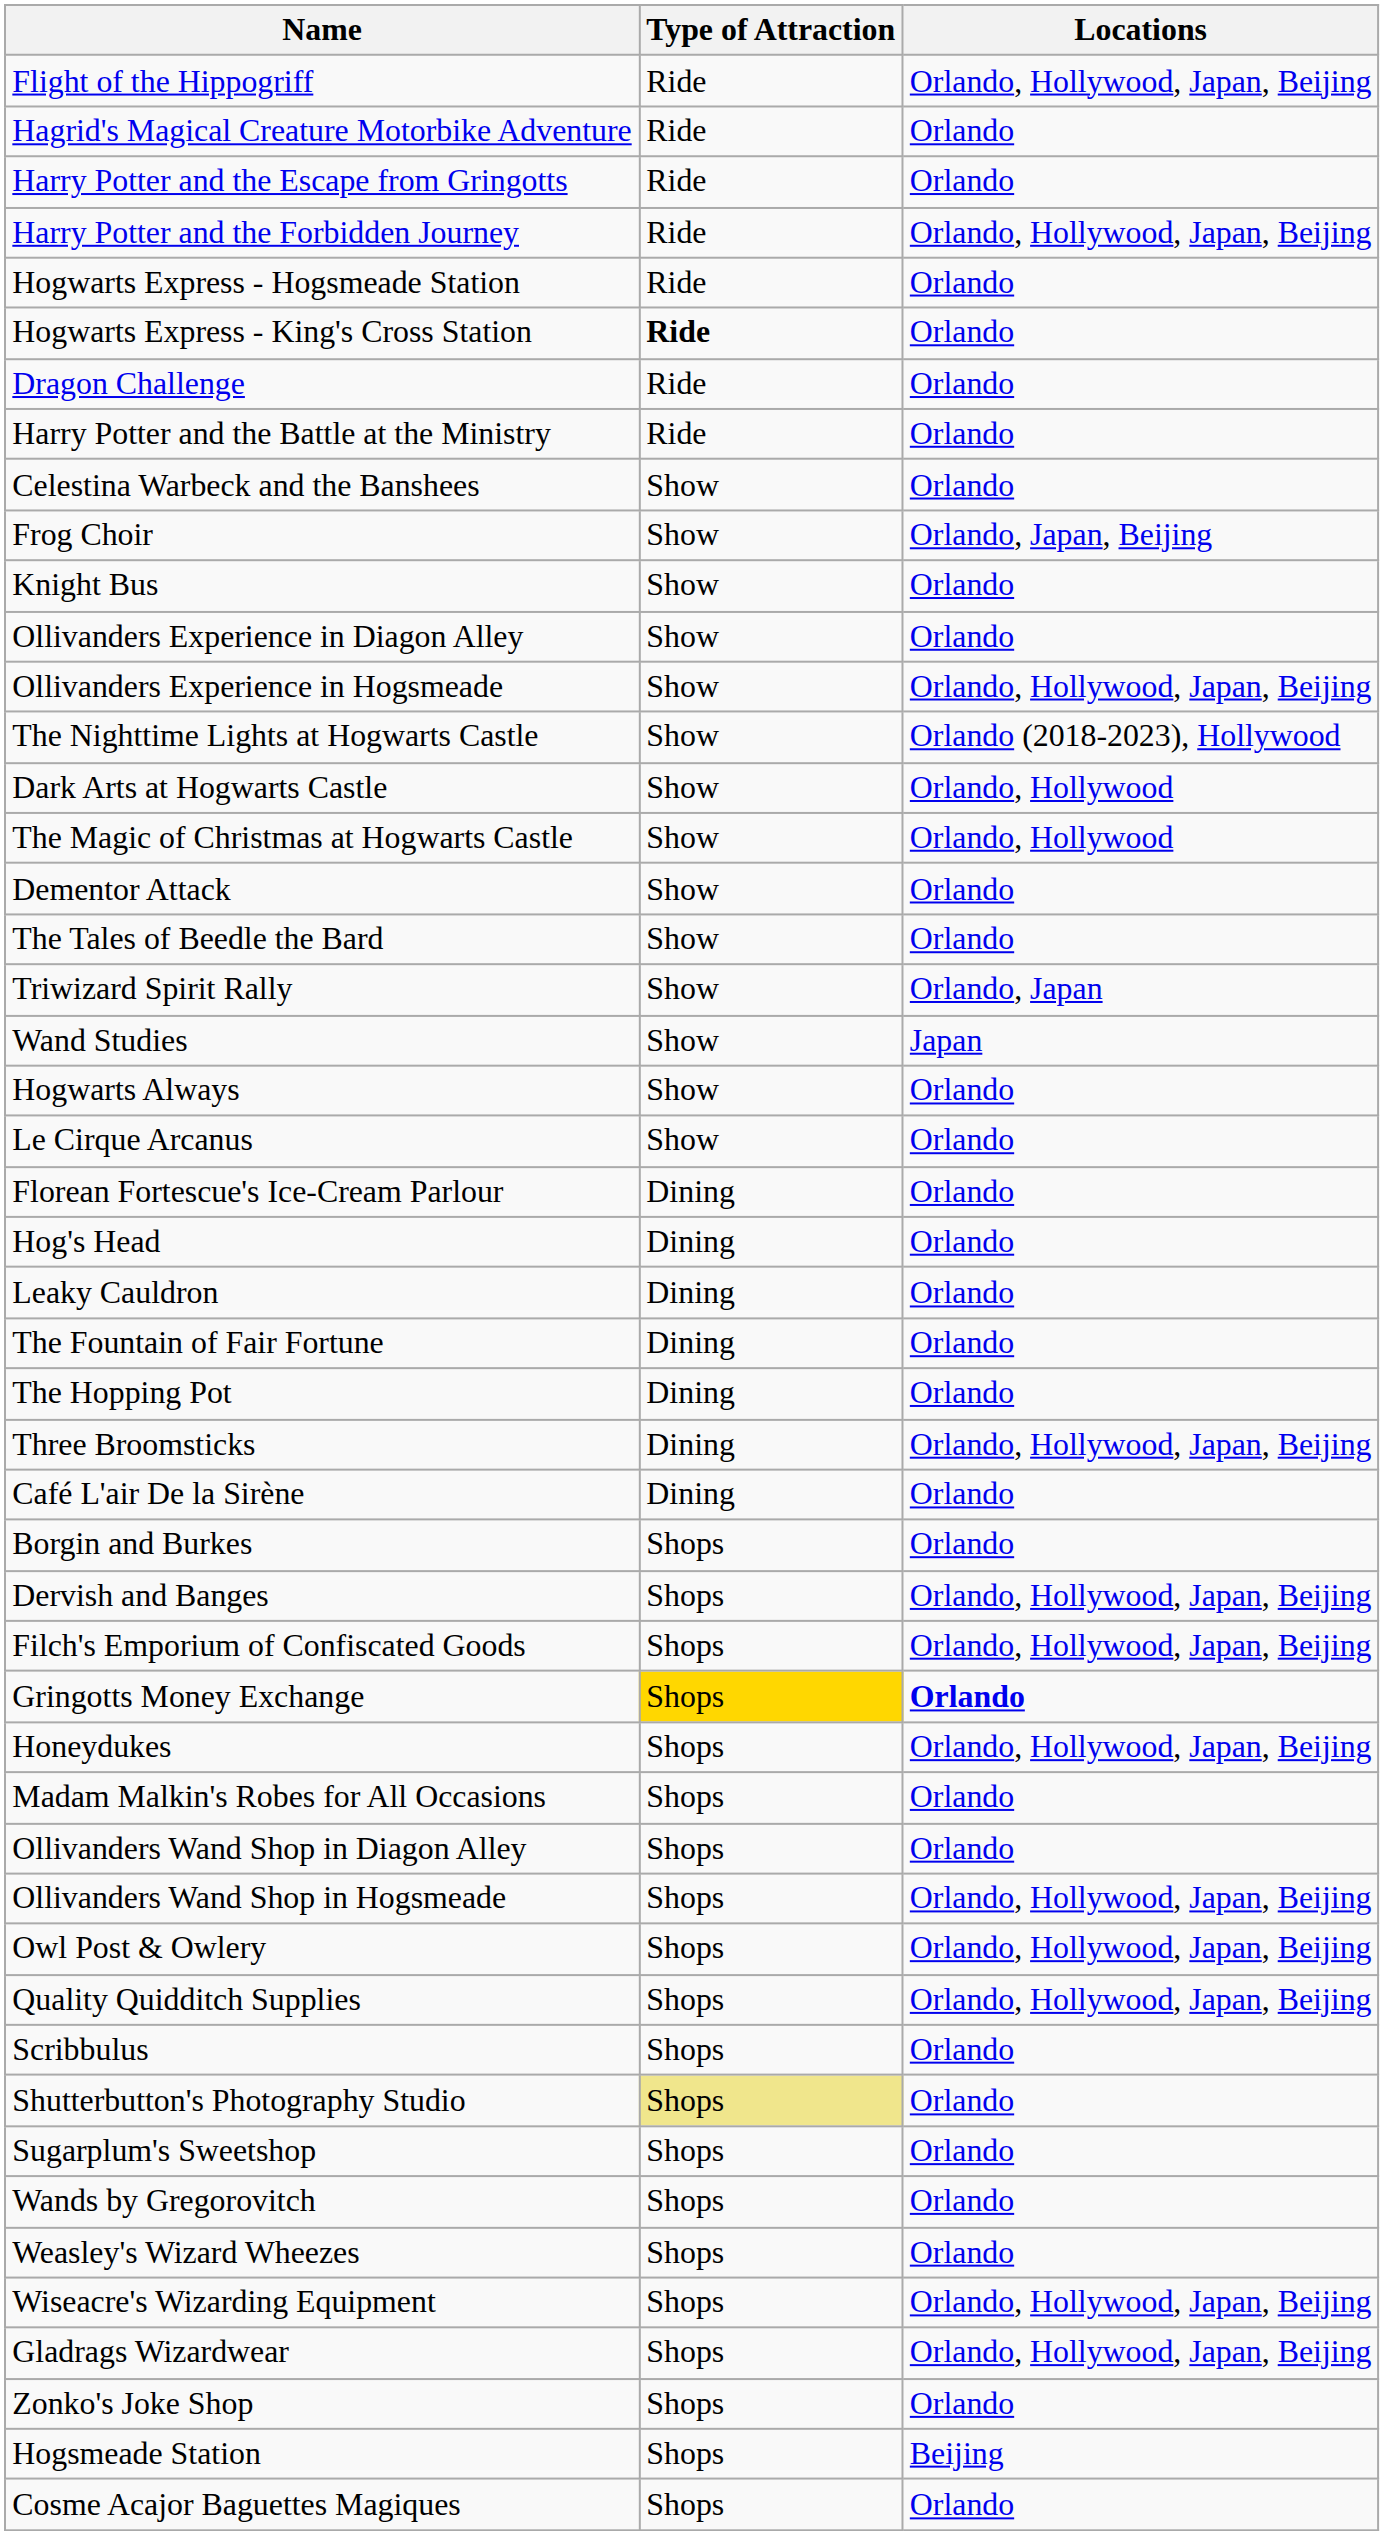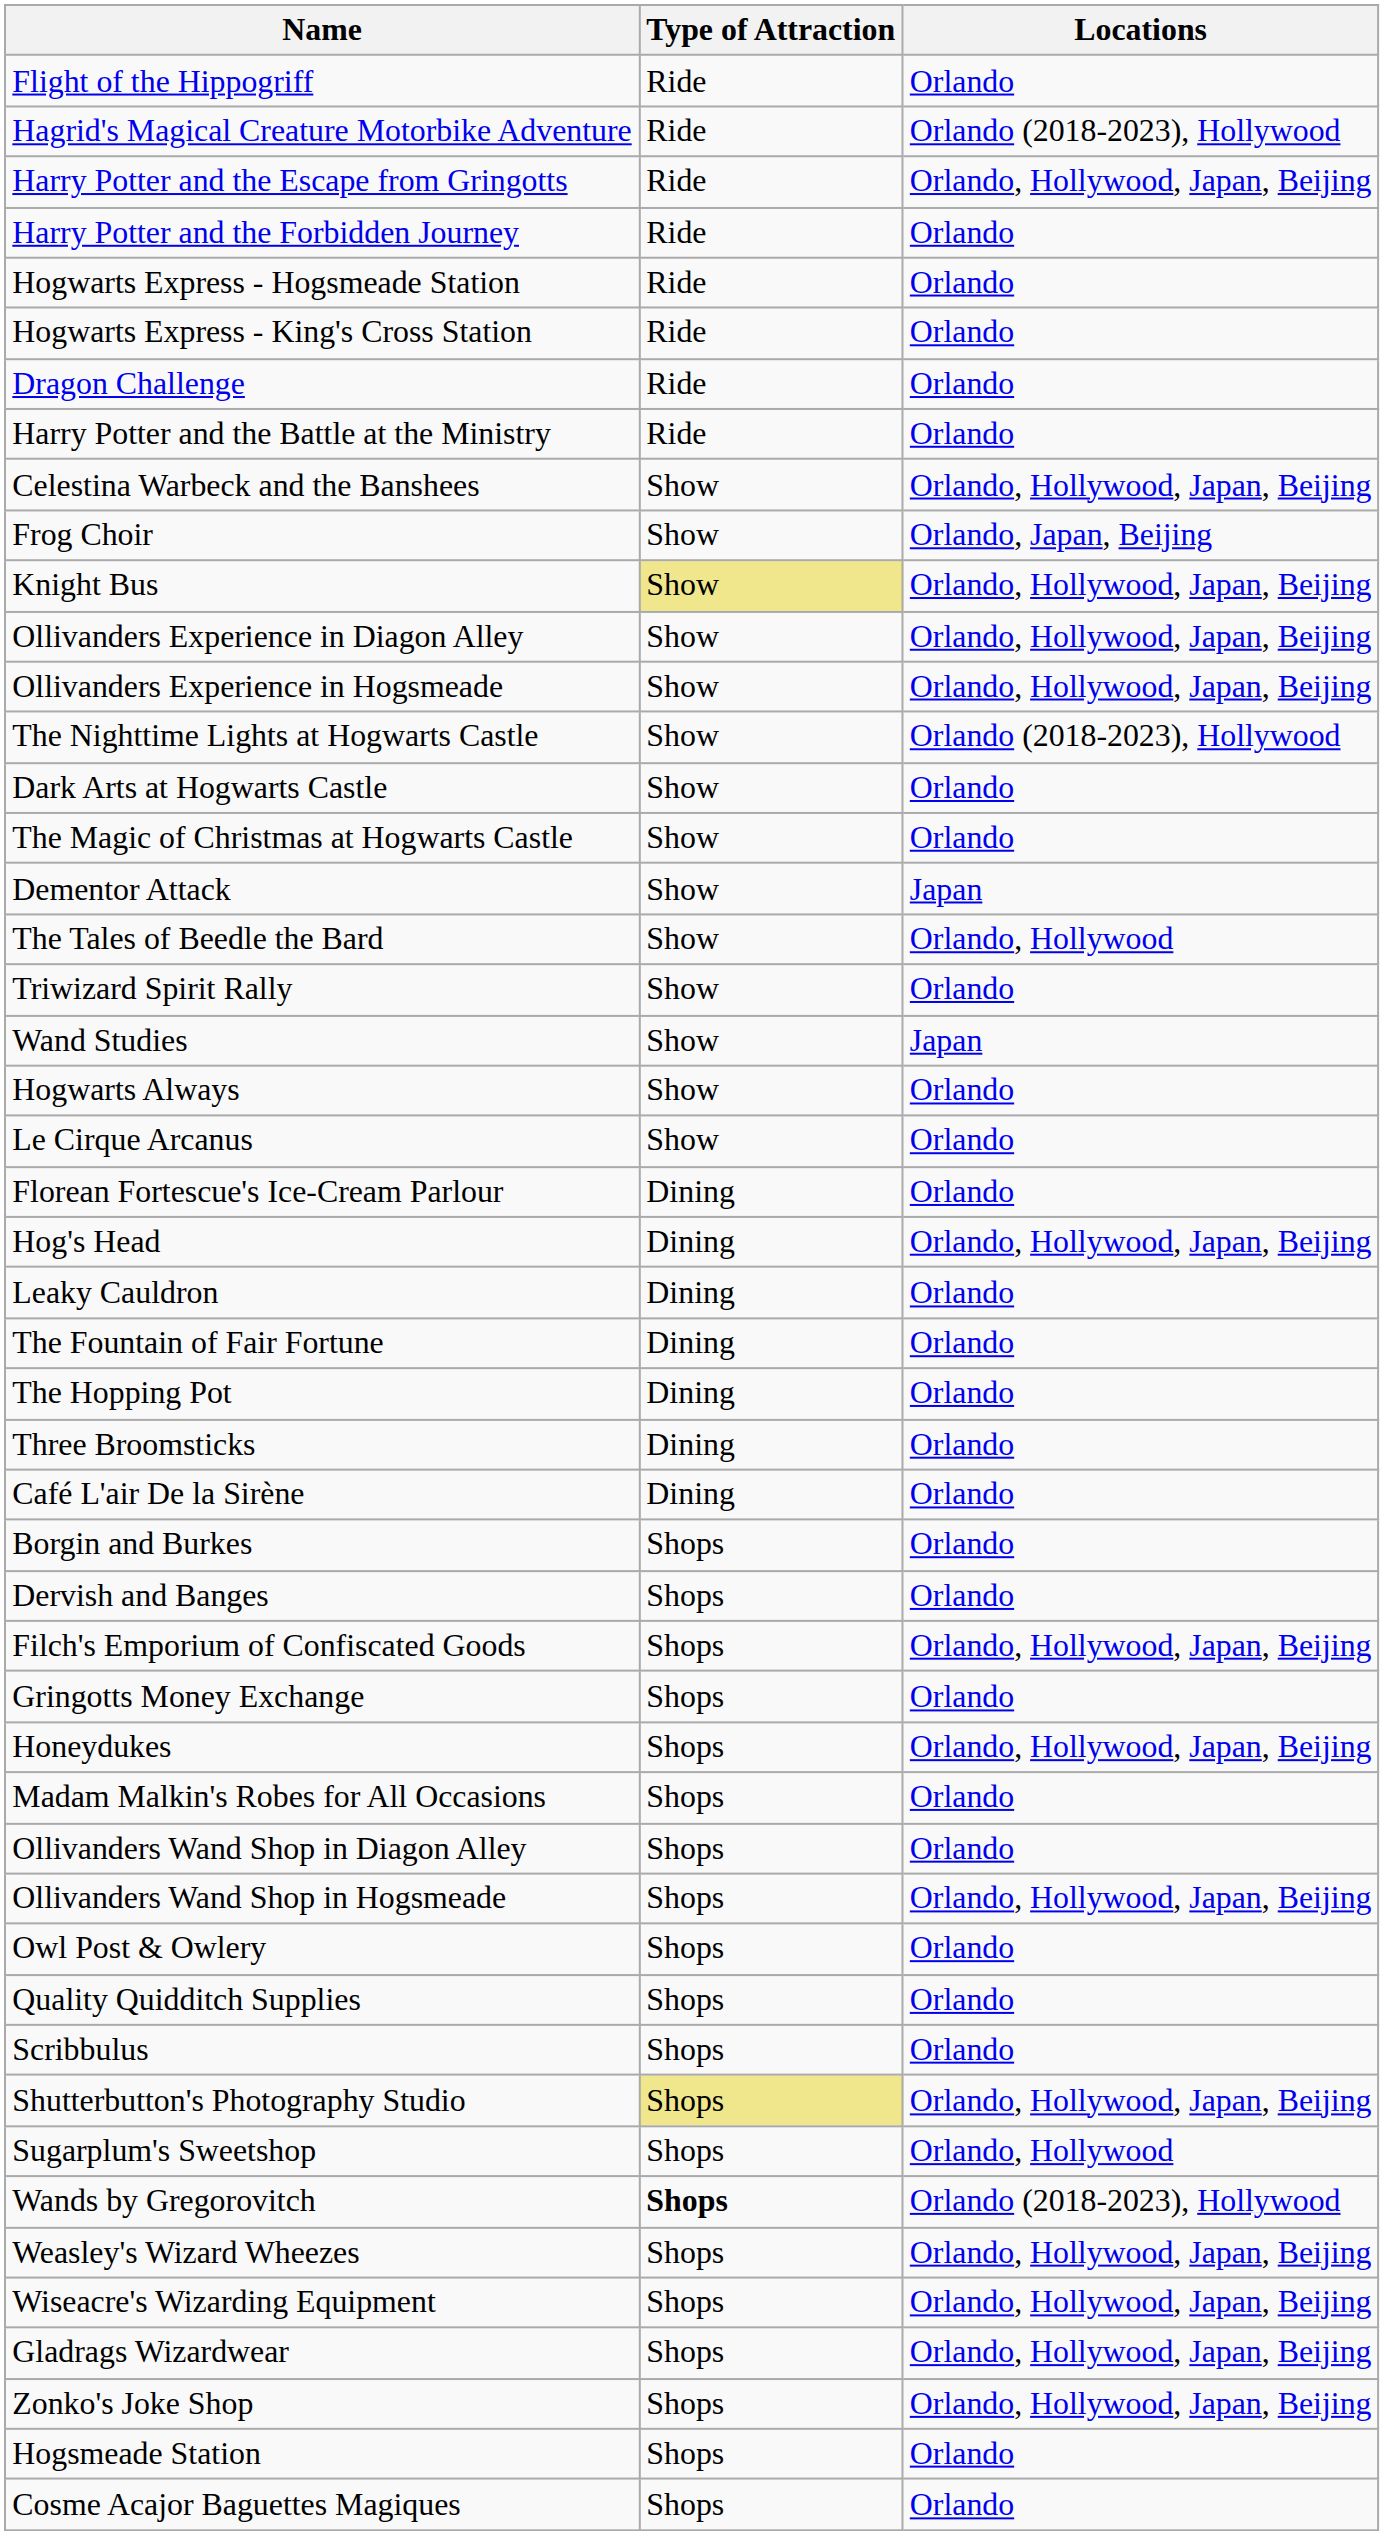(1141, 80) Orlando, Hollywood, Japan, Beijing -> (962, 80) Orlando
(962, 130) Orlando -> (1125, 130) Orlando (2018-2023), Hollywood
(962, 181) Orlando -> (1141, 181) Orlando, Hollywood, Japan, Beijing
(1141, 231) Orlando, Hollywood, Japan, Beijing -> (962, 231) Orlando
(678, 332) bold -> (676, 332) normal
(962, 484) Orlando -> (1141, 484) Orlando, Hollywood, Japan, Beijing
(683, 585) no background -> (683, 585) khaki background
(962, 585) Orlando -> (1141, 585) Orlando, Hollywood, Japan, Beijing
(962, 635) Orlando -> (1141, 635) Orlando, Hollywood, Japan, Beijing
(1042, 787) Orlando, Hollywood -> (962, 787) Orlando
(1042, 837) Orlando, Hollywood -> (962, 837) Orlando
(962, 888) Orlando -> (946, 888) Japan
(962, 938) Orlando -> (1042, 938) Orlando, Hollywood
(1006, 989) Orlando, Japan -> (962, 989) Orlando
(962, 1241) Orlando -> (1141, 1241) Orlando, Hollywood, Japan, Beijing
(1141, 1443) Orlando, Hollywood, Japan, Beijing -> (962, 1443) Orlando
(1141, 1595) Orlando, Hollywood, Japan, Beijing -> (962, 1595) Orlando
(685, 1696) gold background -> (685, 1696) no background
(967, 1696) bold -> (962, 1696) normal
(1141, 1948) Orlando, Hollywood, Japan, Beijing -> (962, 1948) Orlando
(1141, 1999) Orlando, Hollywood, Japan, Beijing -> (962, 1999) Orlando
(962, 2100) Orlando -> (1141, 2100) Orlando, Hollywood, Japan, Beijing
(962, 2150) Orlando -> (1042, 2150) Orlando, Hollywood
(685, 2201) normal -> (687, 2201) bold
(962, 2201) Orlando -> (1125, 2201) Orlando (2018-2023), Hollywood
(962, 2251) Orlando -> (1141, 2251) Orlando, Hollywood, Japan, Beijing
(962, 2403) Orlando -> (1141, 2403) Orlando, Hollywood, Japan, Beijing
(957, 2453) Beijing -> (962, 2453) Orlando
